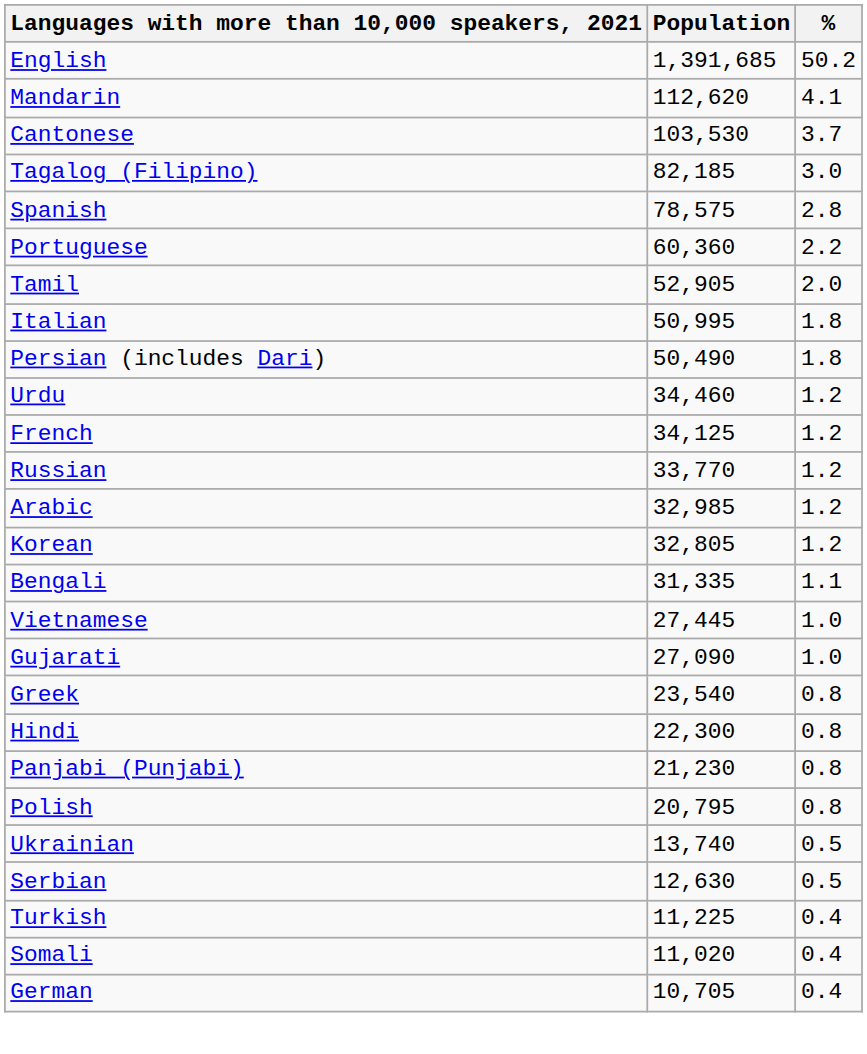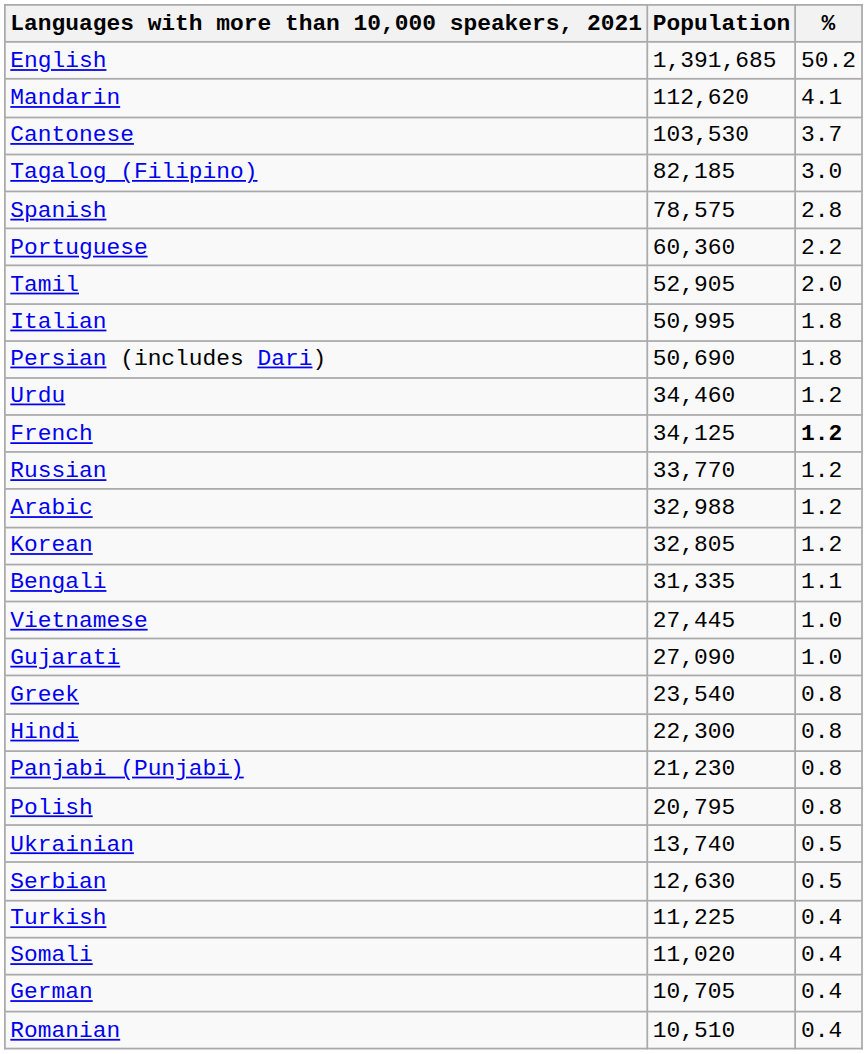(694, 359) 50,490 -> (694, 359) 50,690
(822, 434) normal -> (822, 434) bold
(694, 508) 32,985 -> (694, 508) 32,988
+ row: (65, 1030)
